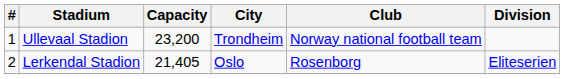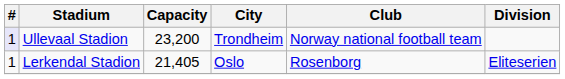(12, 39) no background -> (12, 39) lavender background
(12, 62) 2 -> (12, 62) 1
